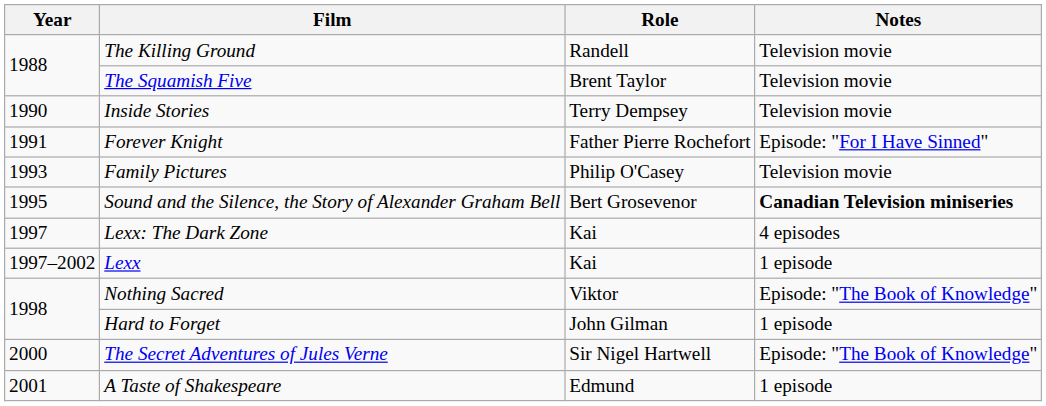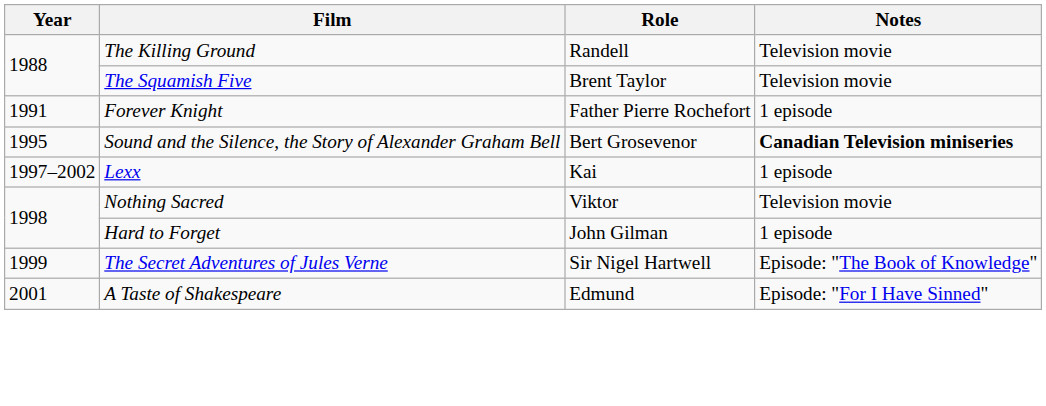- row: (157, 111)
(874, 141) Episode: "For I Have Sinned" -> (796, 111) 1 episode
- row: (166, 171)
- row: (186, 232)
(898, 293) Episode: "The Book of Knowledge" -> (826, 202) Television movie
(28, 354) 2000 -> (28, 263) 1999
(796, 385) 1 episode -> (874, 293) Episode: "For I Have Sinned"
